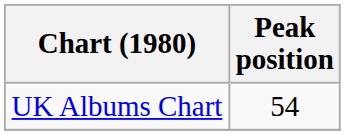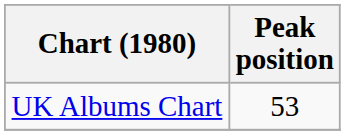(285, 105) 54 -> (285, 105) 53
